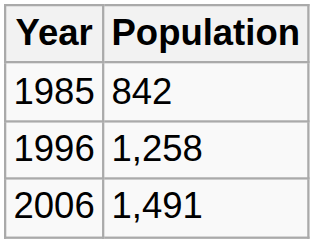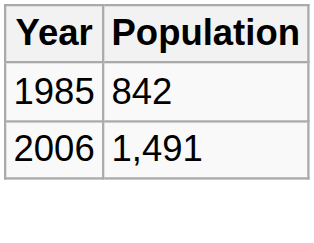- row: (54, 149)
